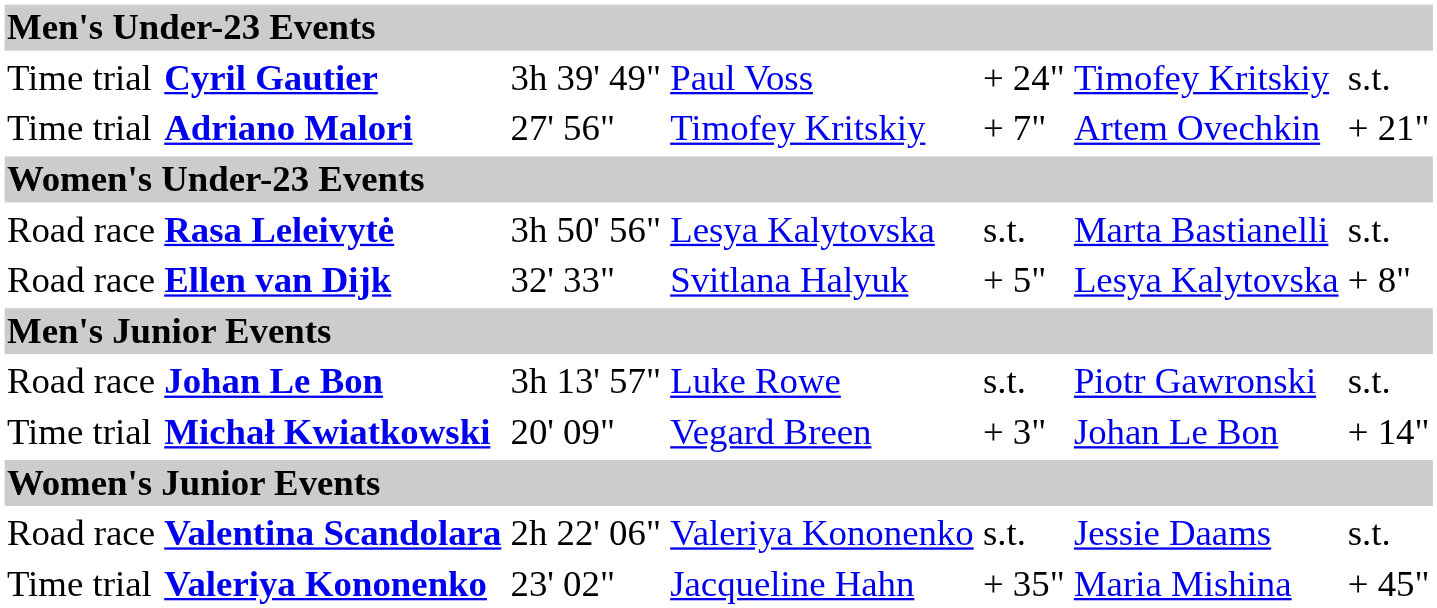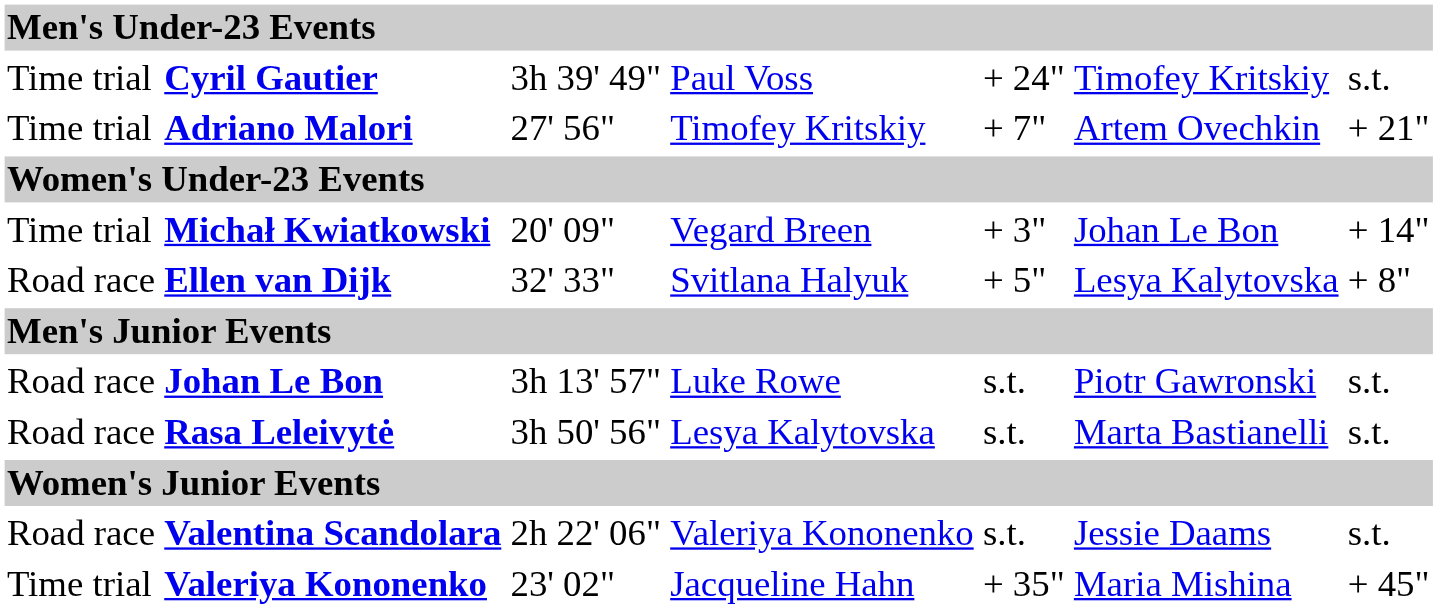rows swapped: (279, 229) <-> (327, 431)
